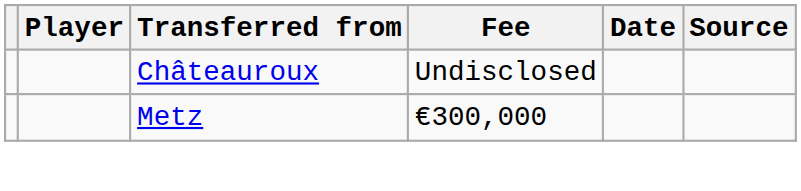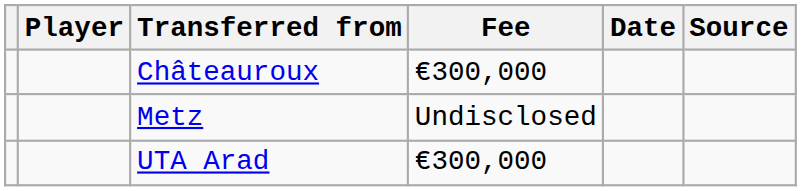(506, 72) Undisclosed -> (481, 72) €300,000
(481, 117) €300,000 -> (506, 117) Undisclosed
+ row: (203, 162)
